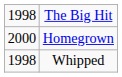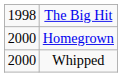(22, 60) 1998 -> (22, 60) 2000
